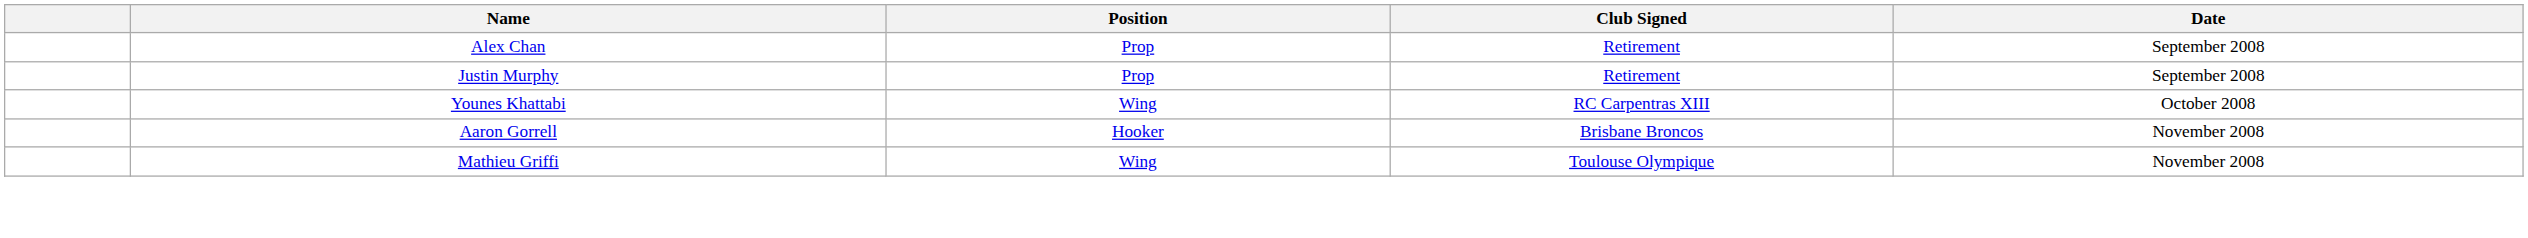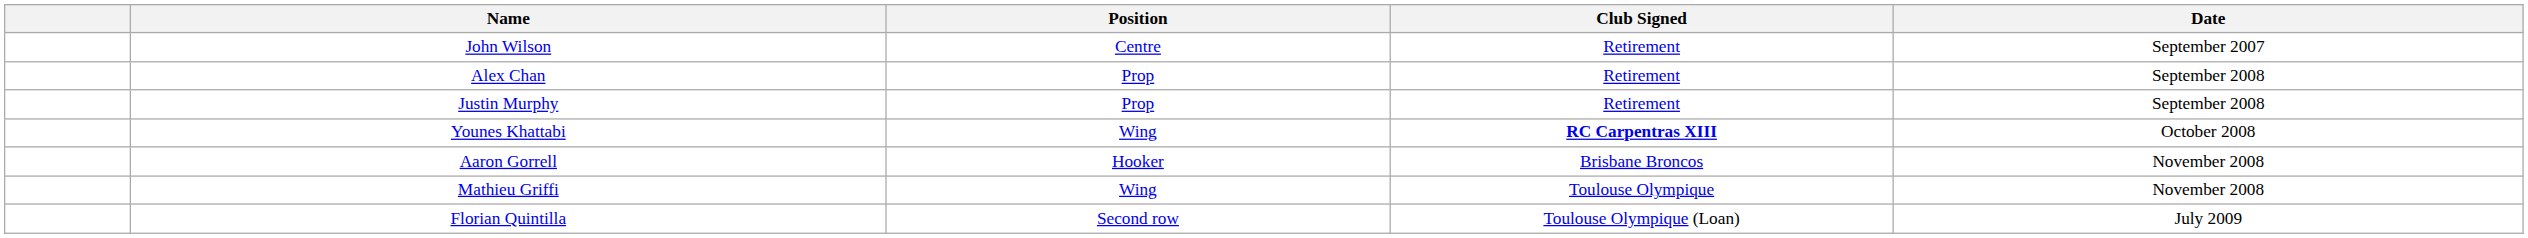+ row: (508, 46)
(1642, 103) normal -> (1642, 132) bold
+ row: (508, 217)
